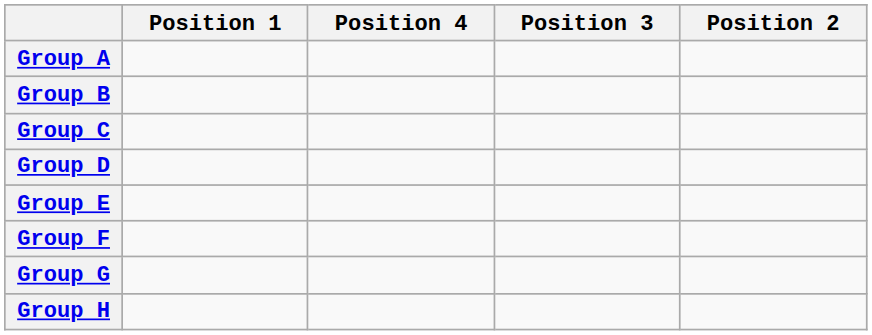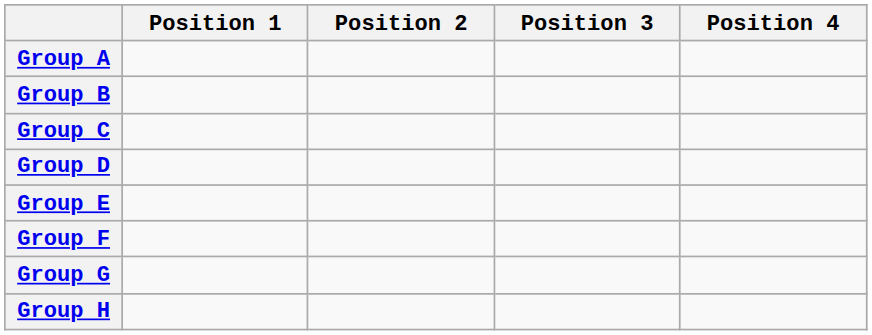columns swapped: (773, 23) <-> (401, 23)
